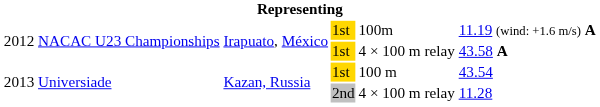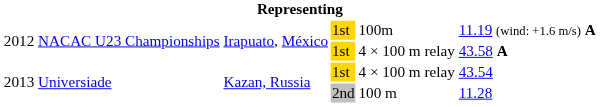(378, 72) 100 m -> (407, 72) 4 × 100 m relay
(407, 93) 4 × 100 m relay -> (378, 93) 100 m
